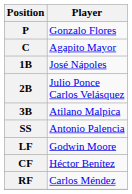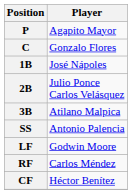(83, 30) Gonzalo Flores -> (83, 30) Agapito Mayor
(83, 47) Agapito Mayor -> (83, 47) Gonzalo Flores
rows swapped: (26, 163) <-> (26, 180)
